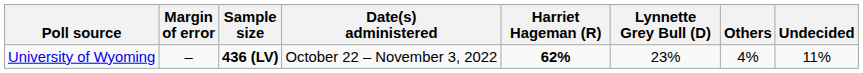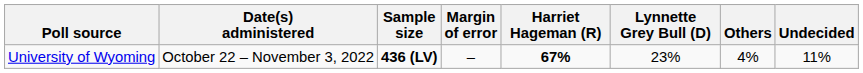columns swapped: (391, 25) <-> (189, 25)
(556, 57) 62% -> (556, 57) 67%
